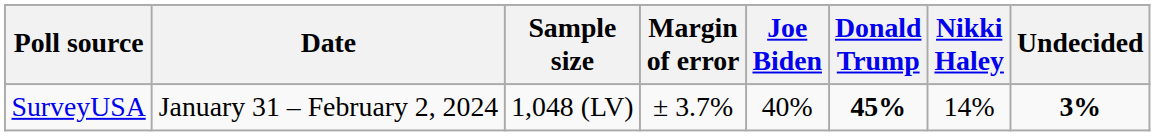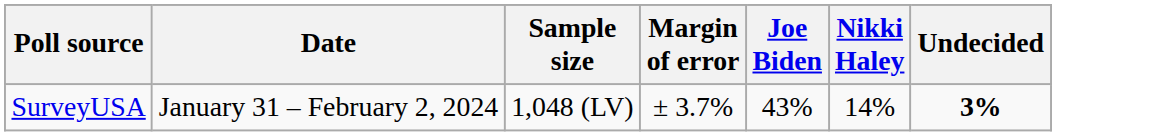- column: (878, 44)
(787, 106) 40% -> (787, 106) 43%
